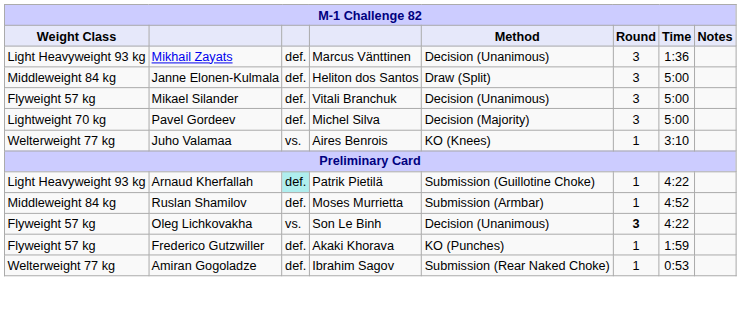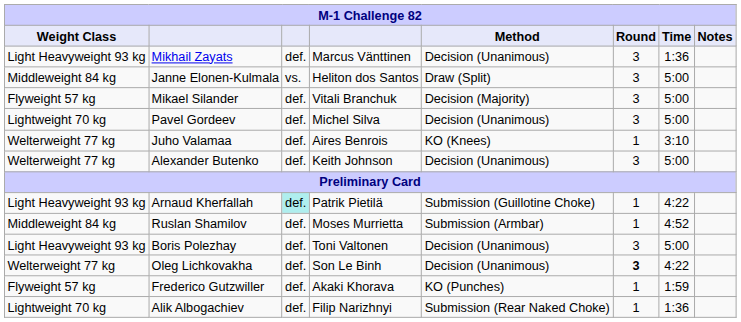(296, 77) def. -> (293, 77) vs.
(487, 98) Decision (Unanimous) -> (477, 98) Decision (Majority)
(477, 119) Decision (Majority) -> (487, 119) Decision (Unanimous)
(293, 140) vs. -> (296, 140) def.
+ row: (205, 161)
+ row: (194, 244)
(52, 224) Flyweight 57 kg -> (61, 265) Welterweight 77 kg
(293, 224) vs. -> (296, 265) def.
+ row: (198, 307)
- row: (204, 265)
